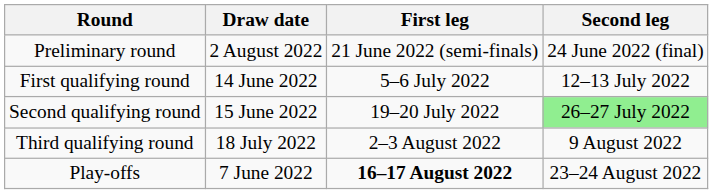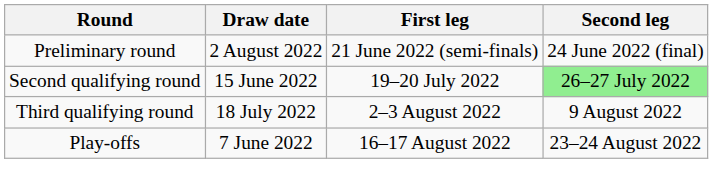- row: (105, 81)
(435, 173) bold -> (435, 142) normal
